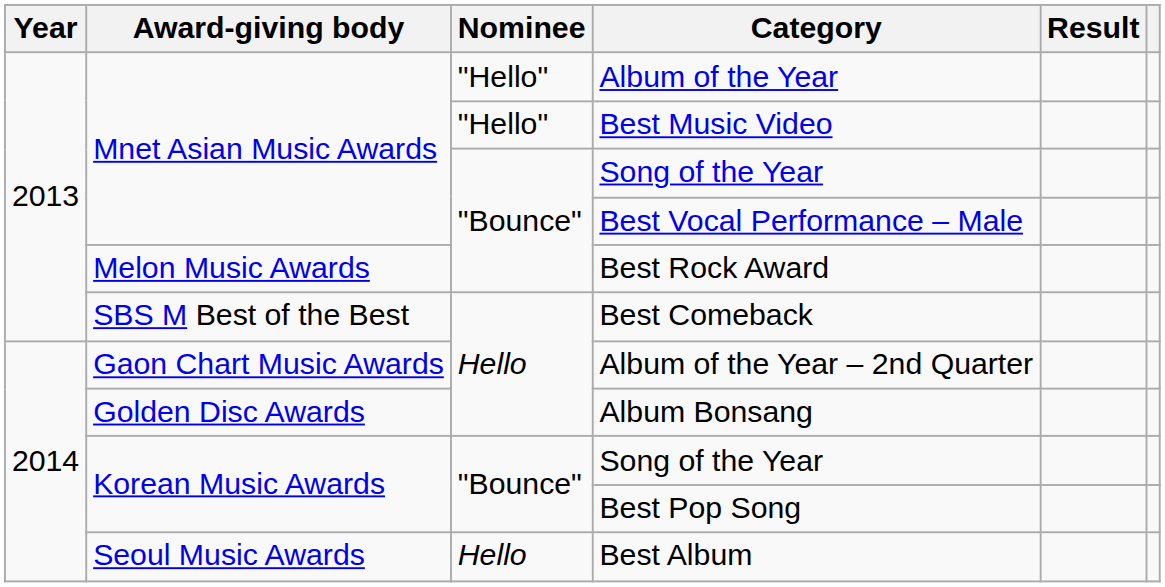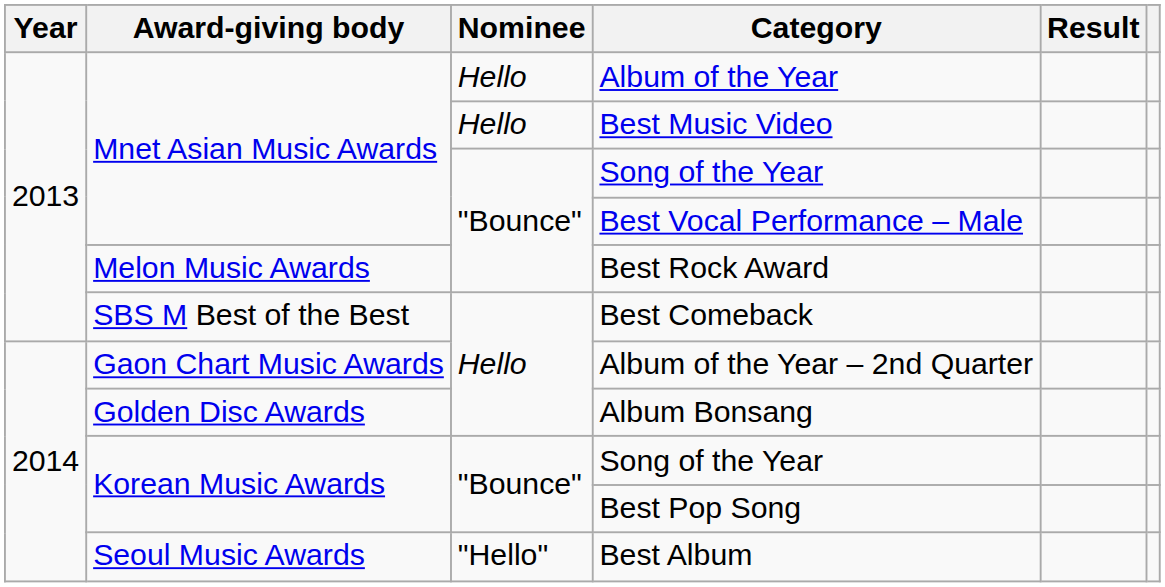(503, 76) "Hello" -> (492, 76) Hello
(503, 124) "Hello" -> (492, 124) Hello
(492, 556) Hello -> (503, 556) "Hello"
